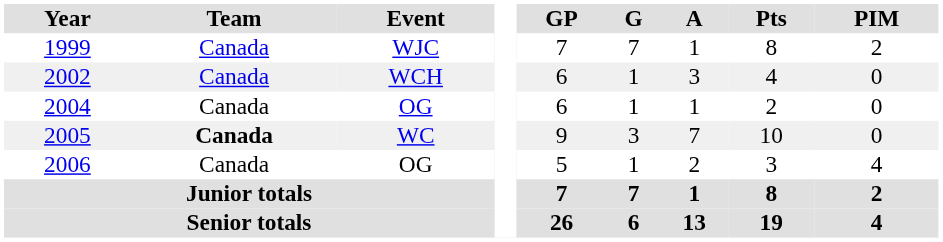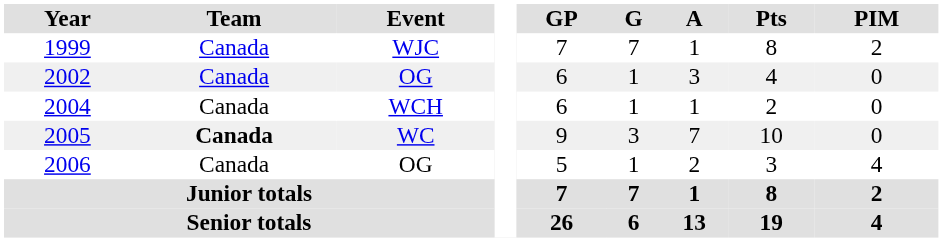(416, 76) WCH -> (416, 76) OG
(416, 105) OG -> (416, 105) WCH
